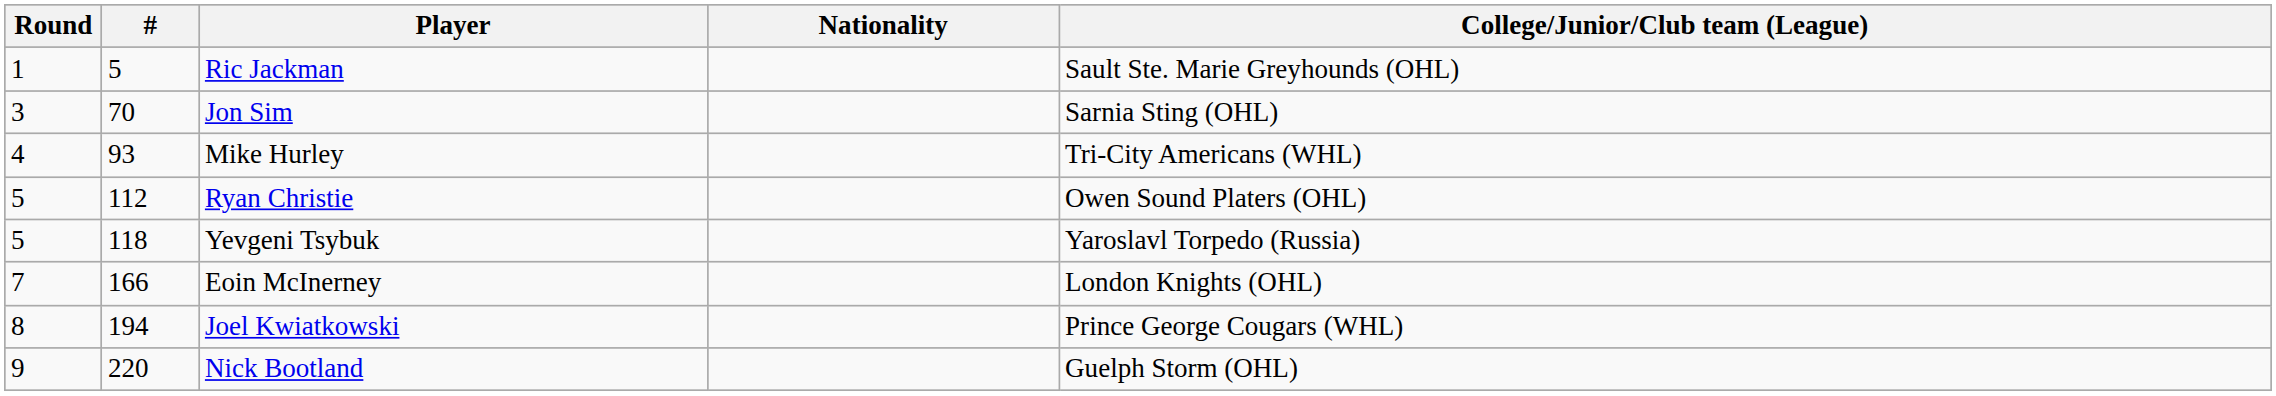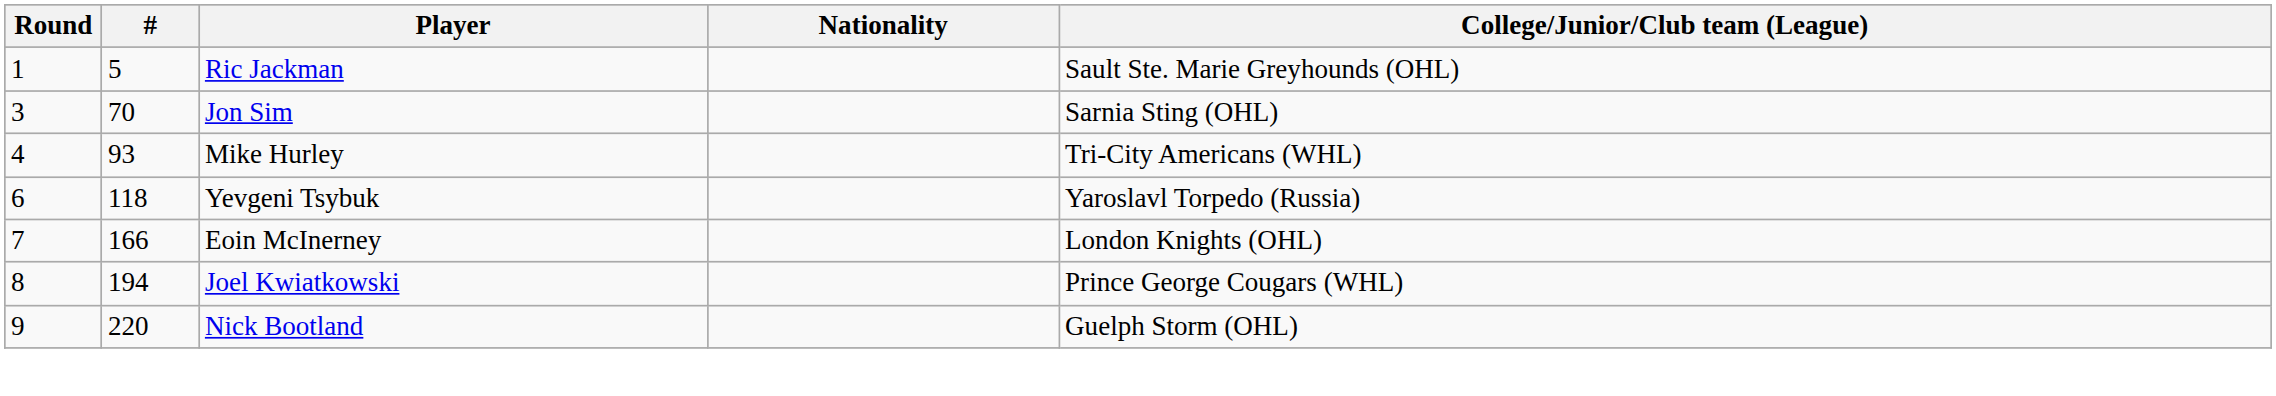- row: (279, 197)
(18, 240) 5 -> (18, 197) 6
